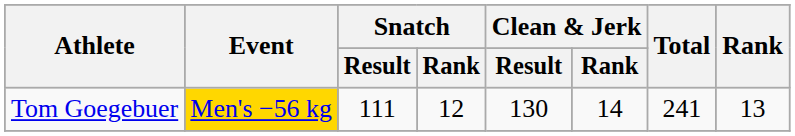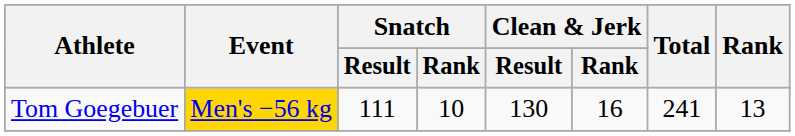(451, 109) 12 -> (451, 109) 10
(610, 109) 14 -> (610, 109) 16
